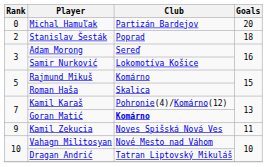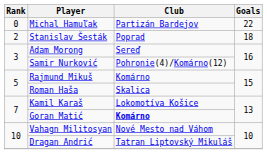(248, 24) 20 -> (248, 24) 22
(157, 63) Lokomotíva Košice -> (172, 63) Pohronie(4)/Komárno(12)
(172, 103) Pohronie(4)/Komárno(12) -> (157, 103) Lokomotíva Košice
- row: (61, 129)
